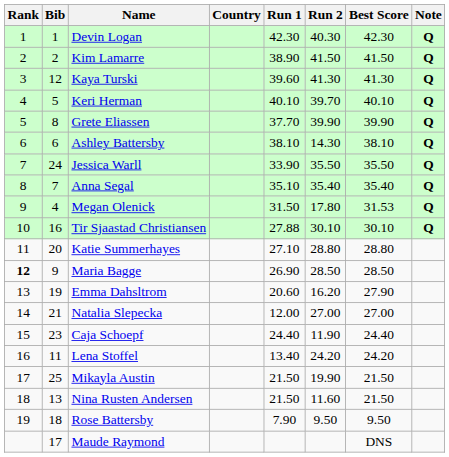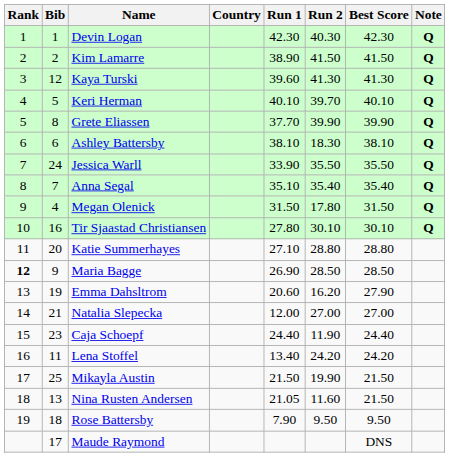(325, 143) 14.30 -> (325, 143) 18.30
(379, 206) 31.53 -> (379, 206) 31.50
(284, 228) 27.88 -> (284, 228) 27.80
(284, 398) 21.50 -> (284, 398) 21.05
